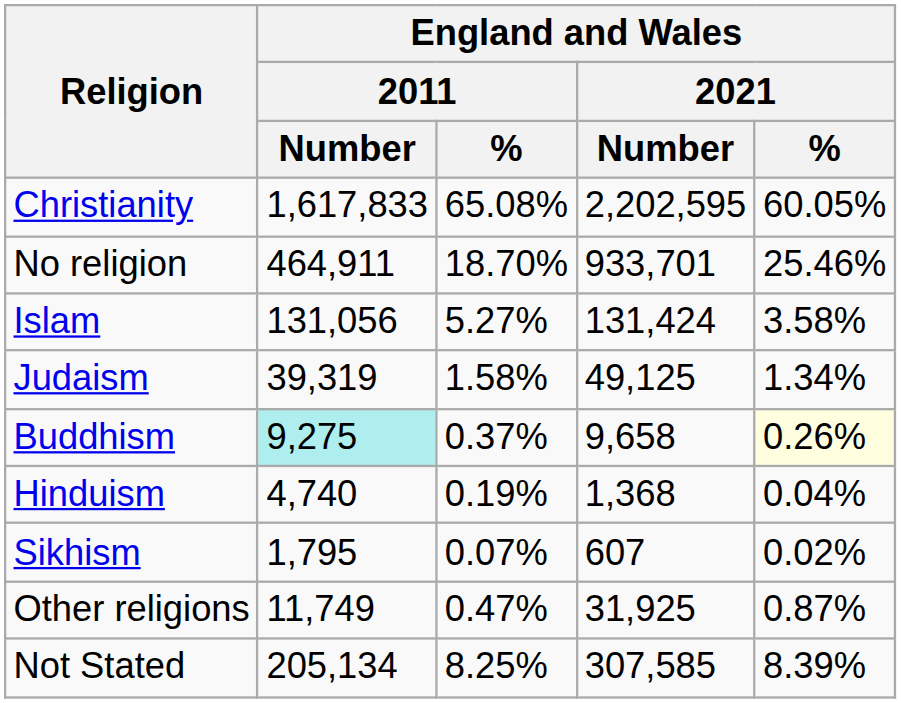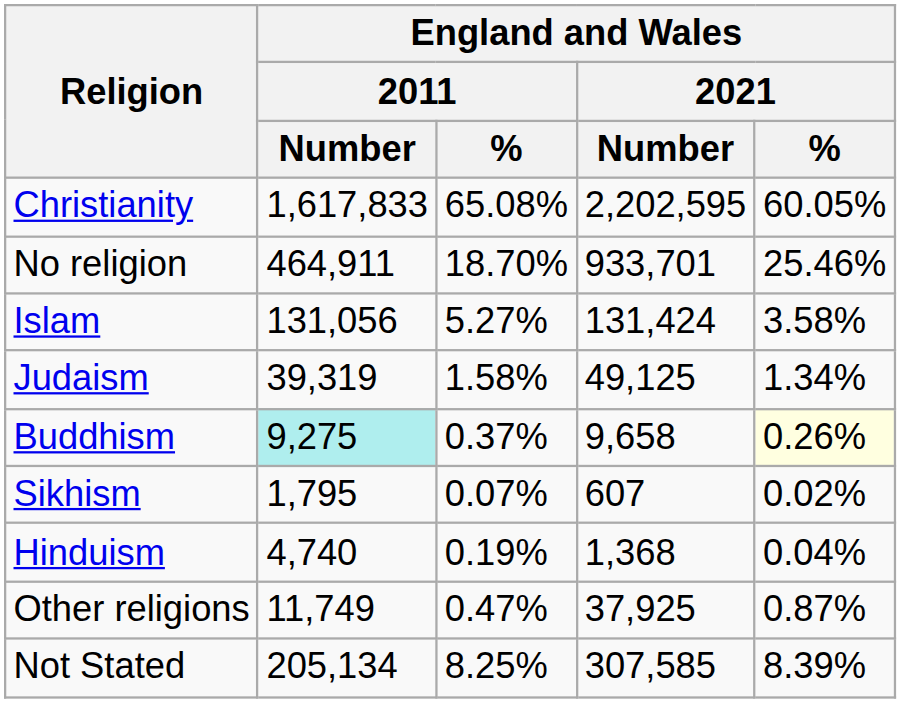rows swapped: (89, 494) <-> (77, 551)
(640, 609) 31,925 -> (640, 609) 37,925
